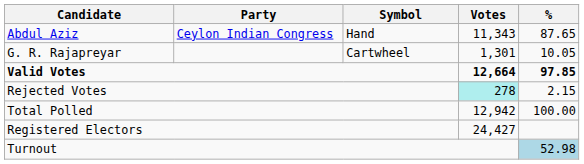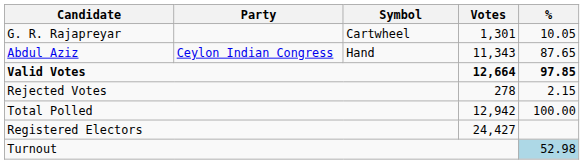rows swapped: (43, 33) <-> (64, 53)
(505, 91) paleturquoise background -> (505, 91) no background
